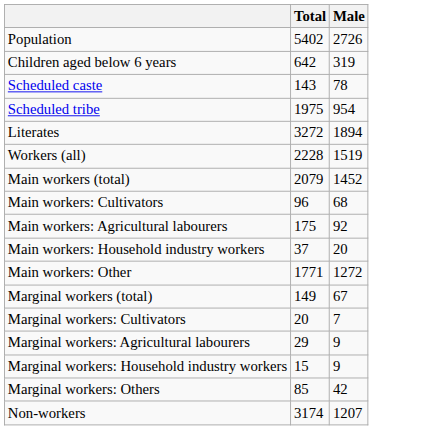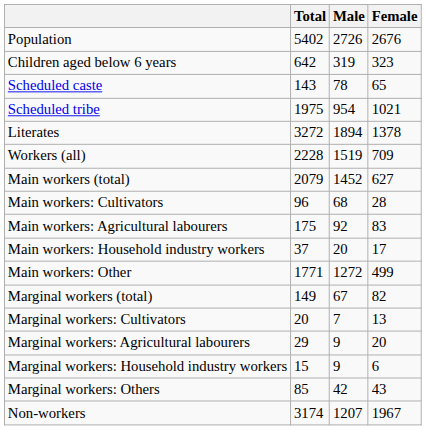+ column: (395, 16)
